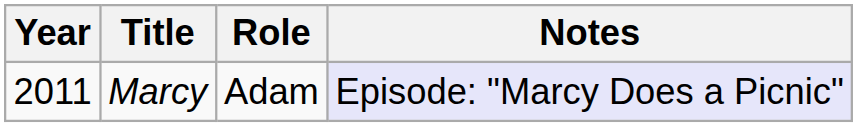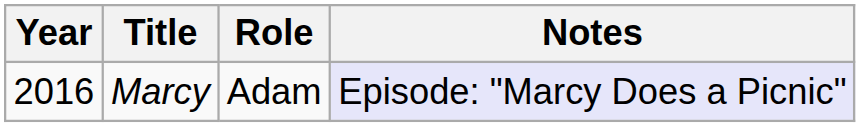(53, 90) 2011 -> (54, 90) 2016
